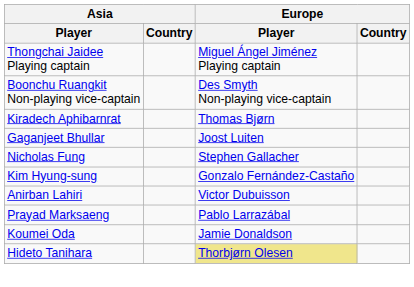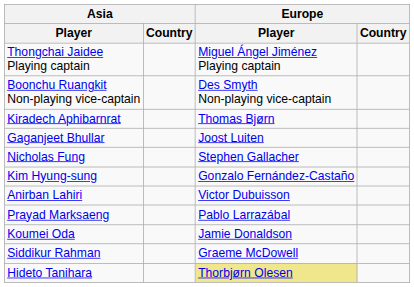+ row: (54, 253)
